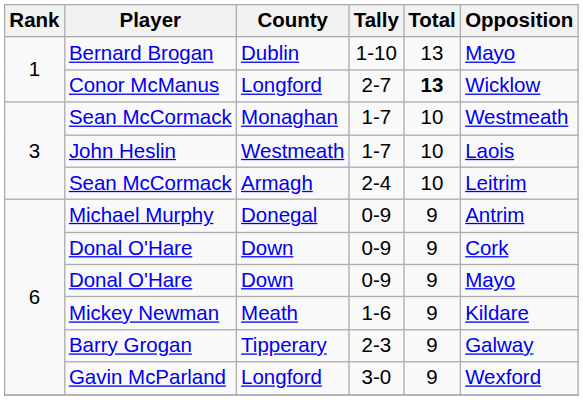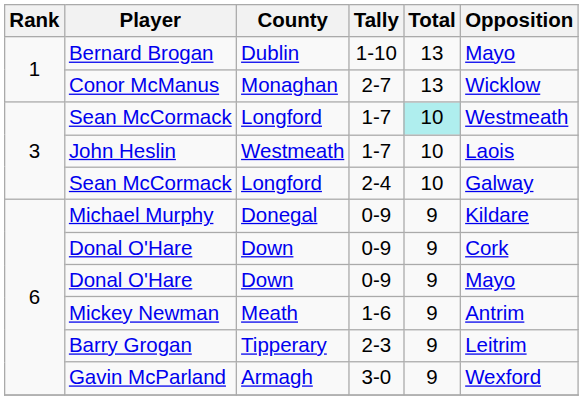(282, 85) Longford -> (289, 85) Monaghan
(432, 85) bold -> (432, 85) normal
(289, 118) Monaghan -> (282, 118) Longford
(432, 118) no background -> (432, 118) paleturquoise background
(277, 183) Armagh -> (282, 183) Longford
(496, 183) Leitrim -> (499, 183) Galway
(495, 215) Antrim -> (497, 215) Kildare
(497, 313) Kildare -> (495, 313) Antrim
(499, 345) Galway -> (496, 345) Leitrim
(282, 378) Longford -> (277, 378) Armagh
